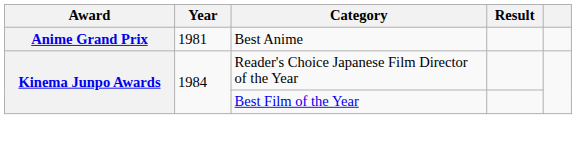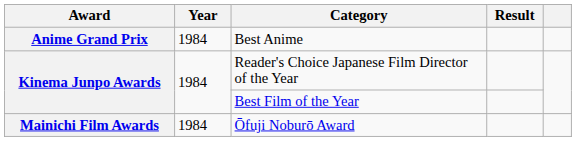(192, 39) 1981 -> (192, 39) 1984
+ row: (295, 124)
